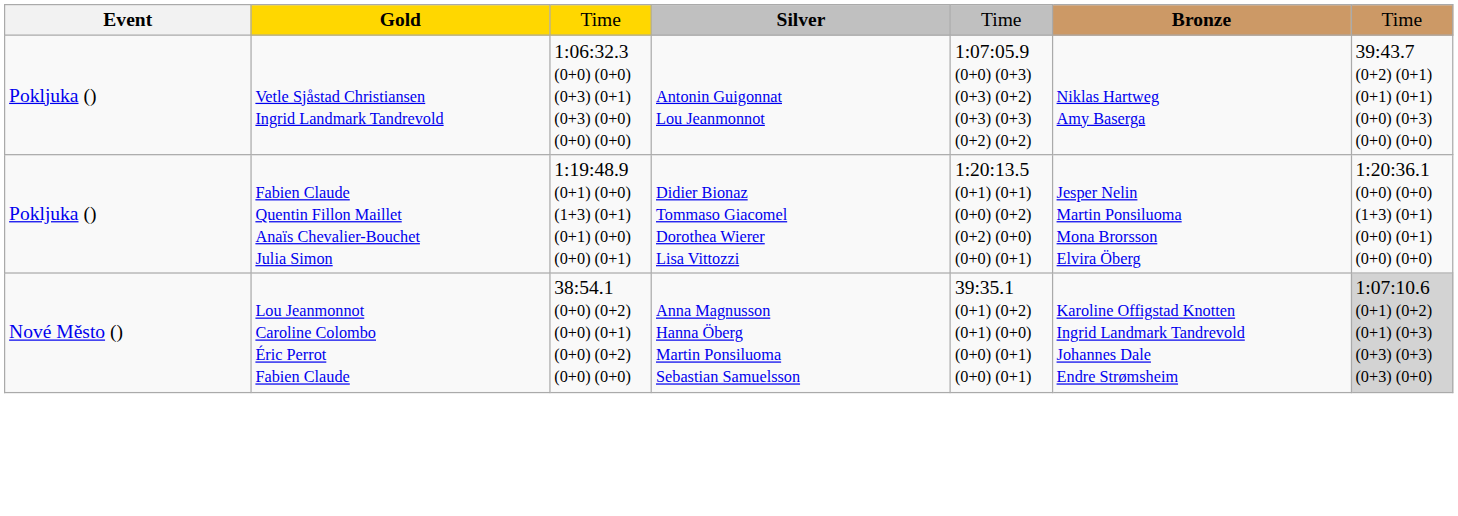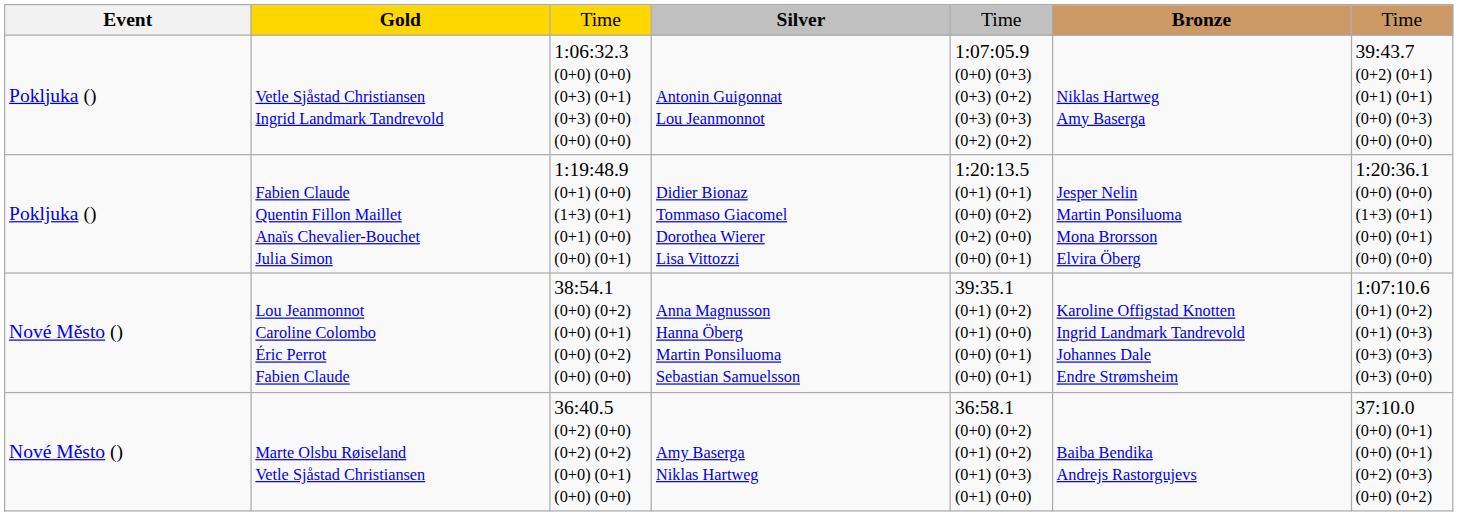(1394, 332) lightgrey background -> (1394, 332) no background
+ row: (340, 463)
